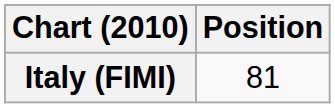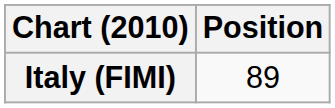(263, 77) 81 -> (263, 77) 89
